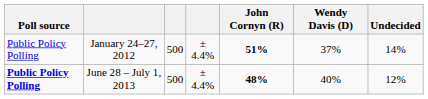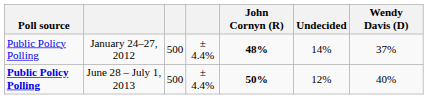columns swapped: (331, 19) <-> (395, 25)
(257, 49) 51% -> (257, 49) 48%
(257, 79) 48% -> (257, 79) 50%
